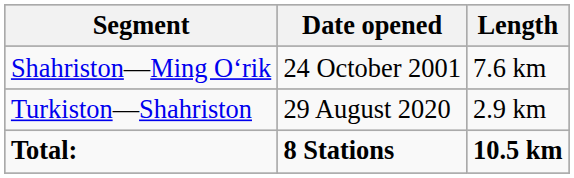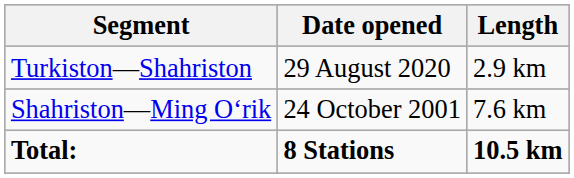rows swapped: (141, 67) <-> (131, 109)
